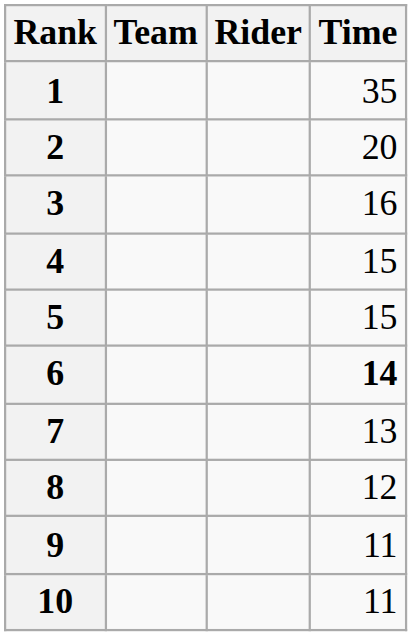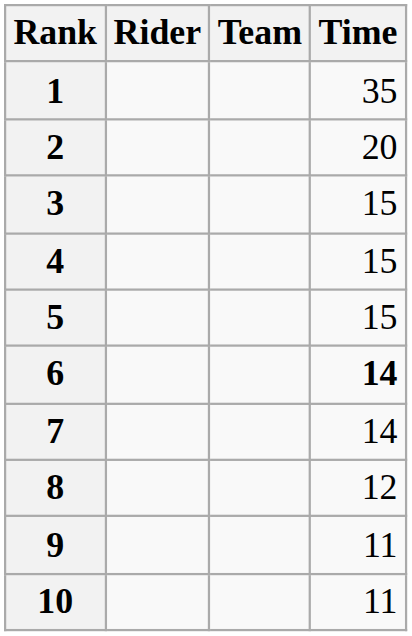columns swapped: (258, 32) <-> (156, 32)
(380, 203) 16 -> (380, 203) 15
(380, 430) 13 -> (380, 430) 14
